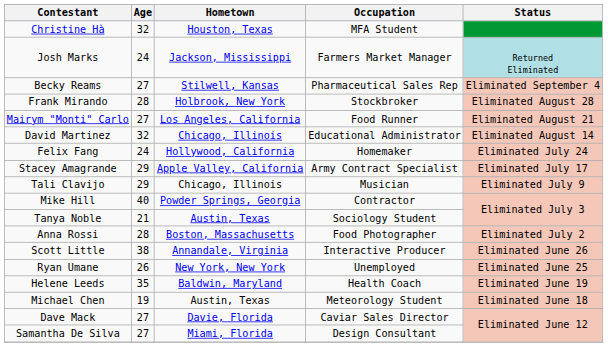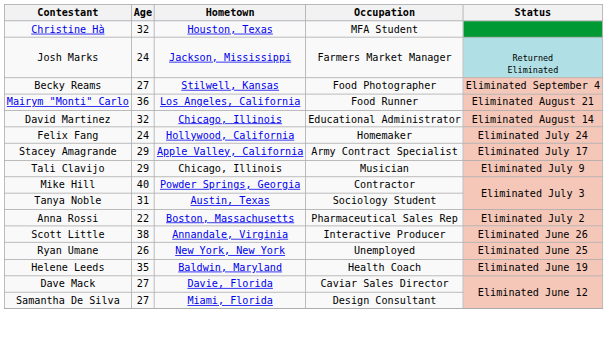(385, 86) Pharmaceutical Sales Rep -> (385, 86) Food Photographer
- row: (68, 102)
(143, 119) 27 -> (143, 102) 36
(143, 218) 21 -> (143, 201) 31
(143, 234) 28 -> (143, 218) 22
(385, 234) Food Photographer -> (385, 218) Pharmaceutical Sales Rep
- row: (68, 300)
